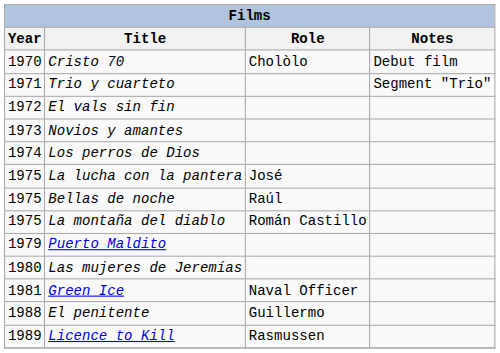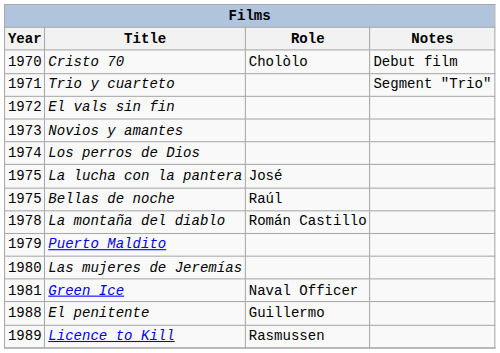(25, 222) 1975 -> (25, 222) 1978
